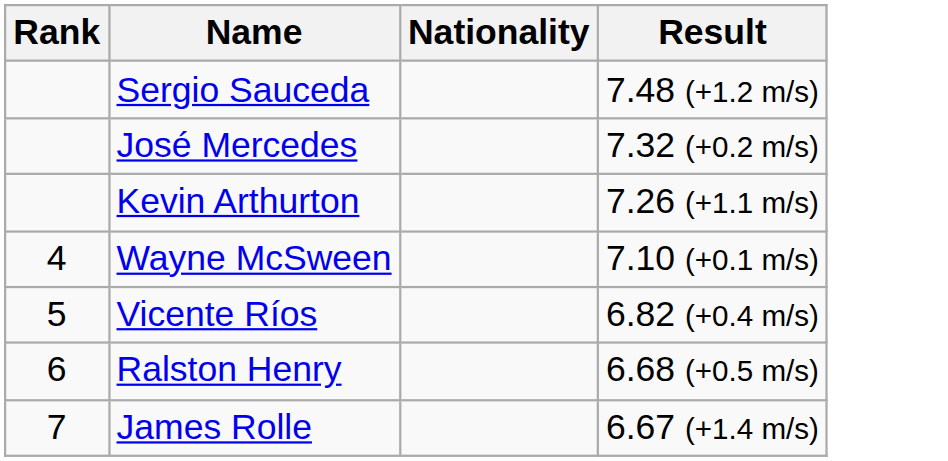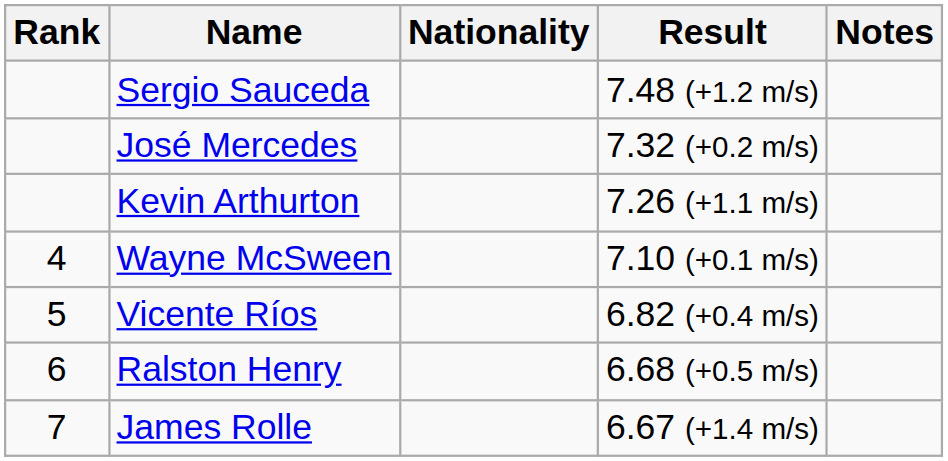+ column: (885, 32)
